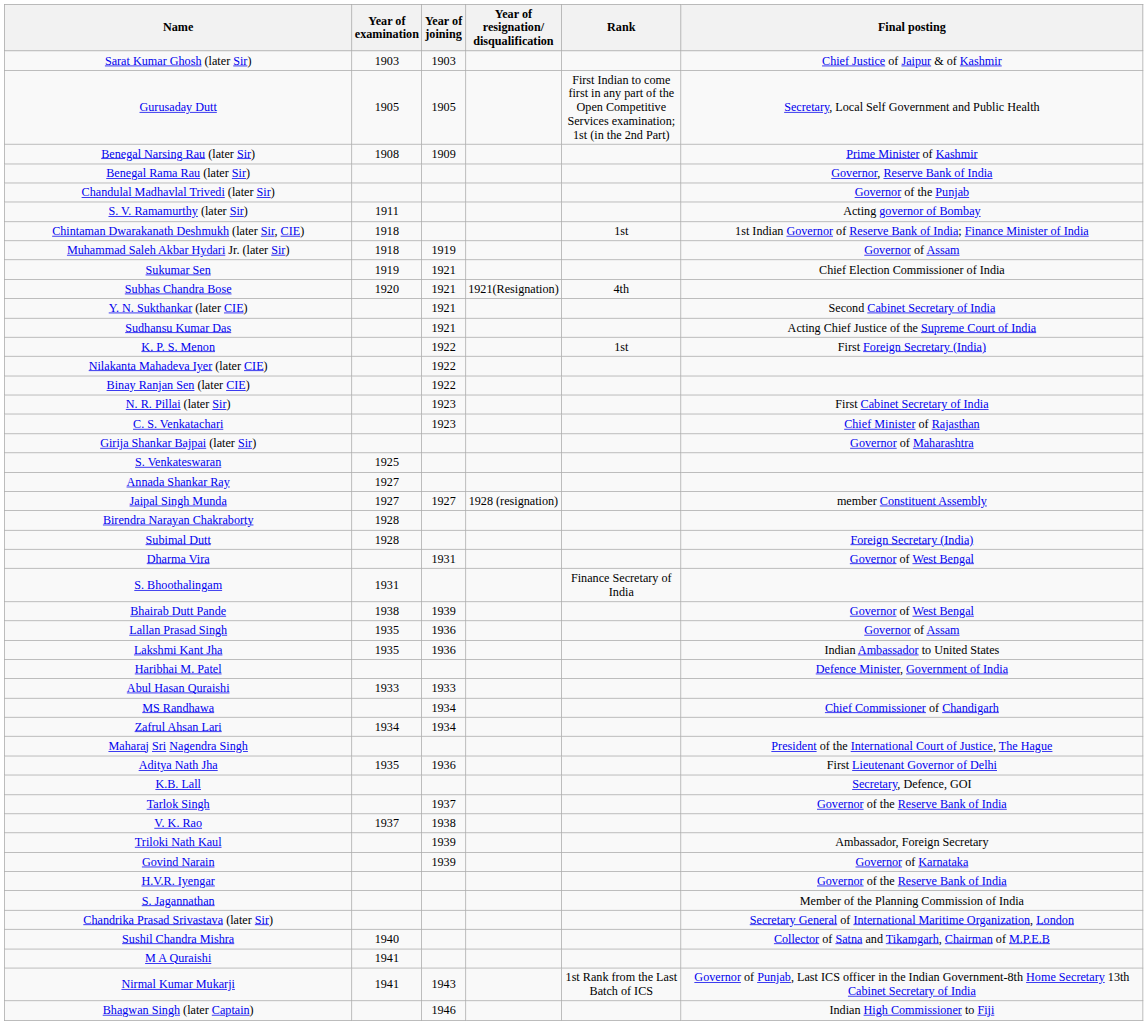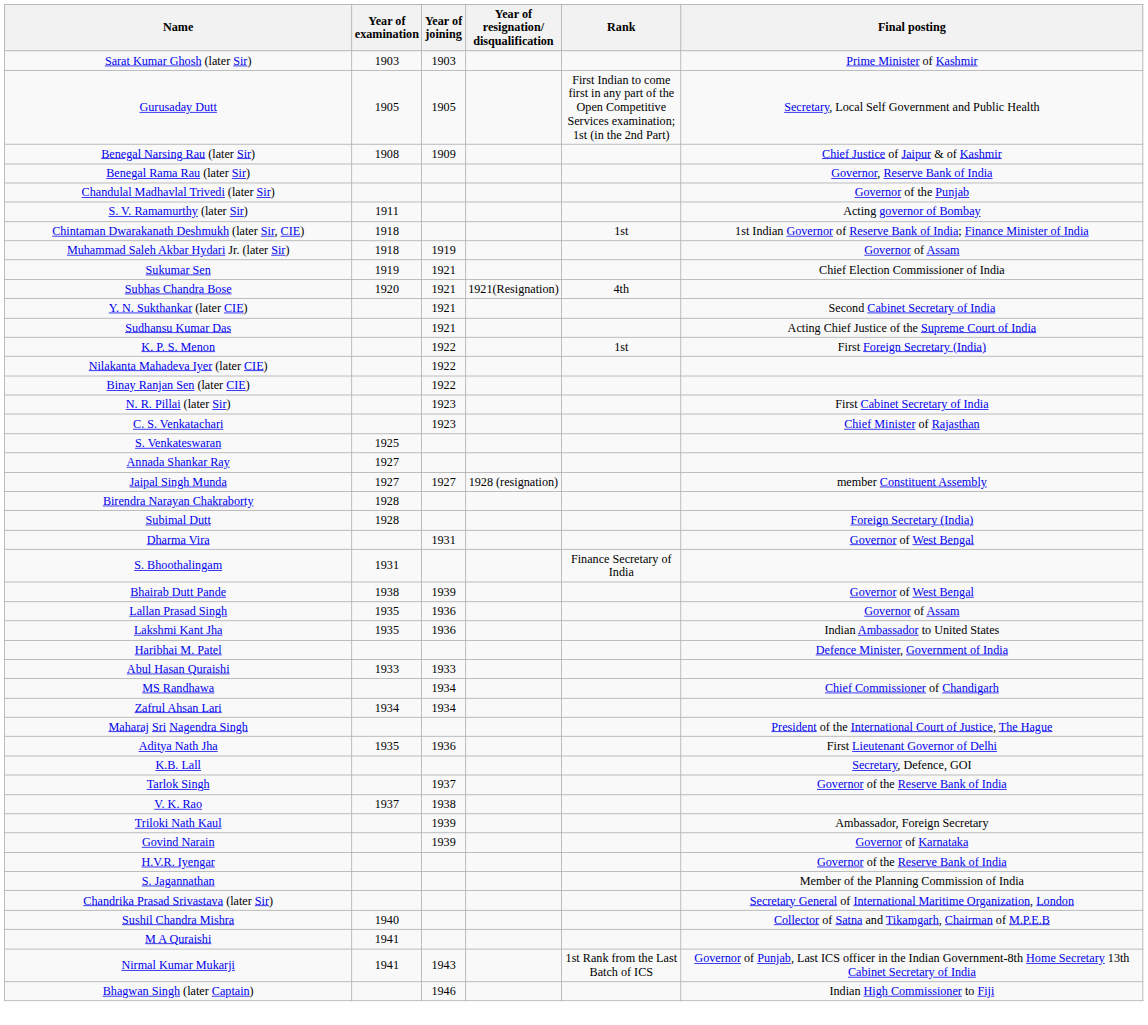(912, 60) Chief Justice of Jaipur & of Kashmir -> (912, 60) Prime Minister of Kashmir
(912, 154) Prime Minister of Kashmir -> (912, 154) Chief Justice of Jaipur & of Kashmir
- row: (178, 443)
